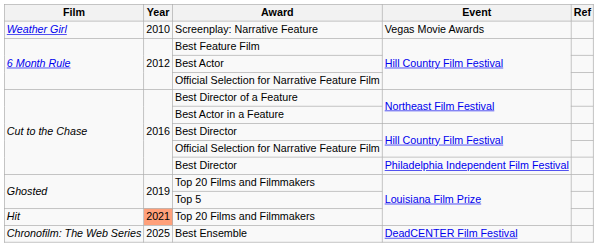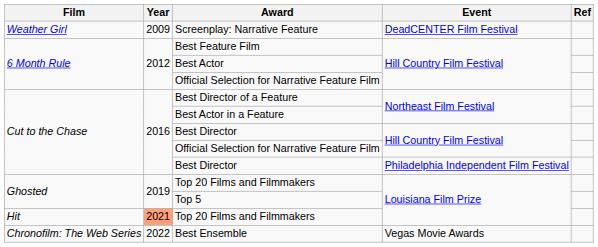(158, 30) 2010 -> (158, 30) 2009
(434, 30) Vegas Movie Awards -> (451, 30) DeadCENTER Film Festival
(158, 234) 2025 -> (158, 234) 2022
(451, 234) DeadCENTER Film Festival -> (434, 234) Vegas Movie Awards
